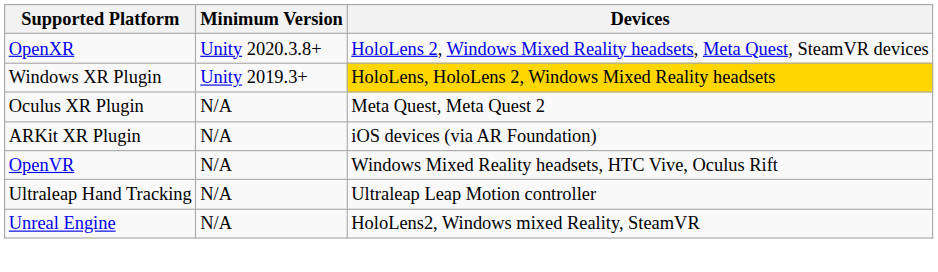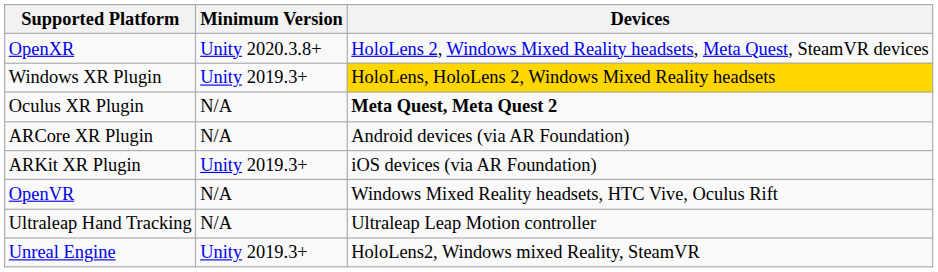(448, 106) normal -> (454, 106) bold
+ row: (81, 135)
(216, 135) N/A -> (254, 164) Unity 2019.3+
(216, 223) N/A -> (254, 252) Unity 2019.3+
